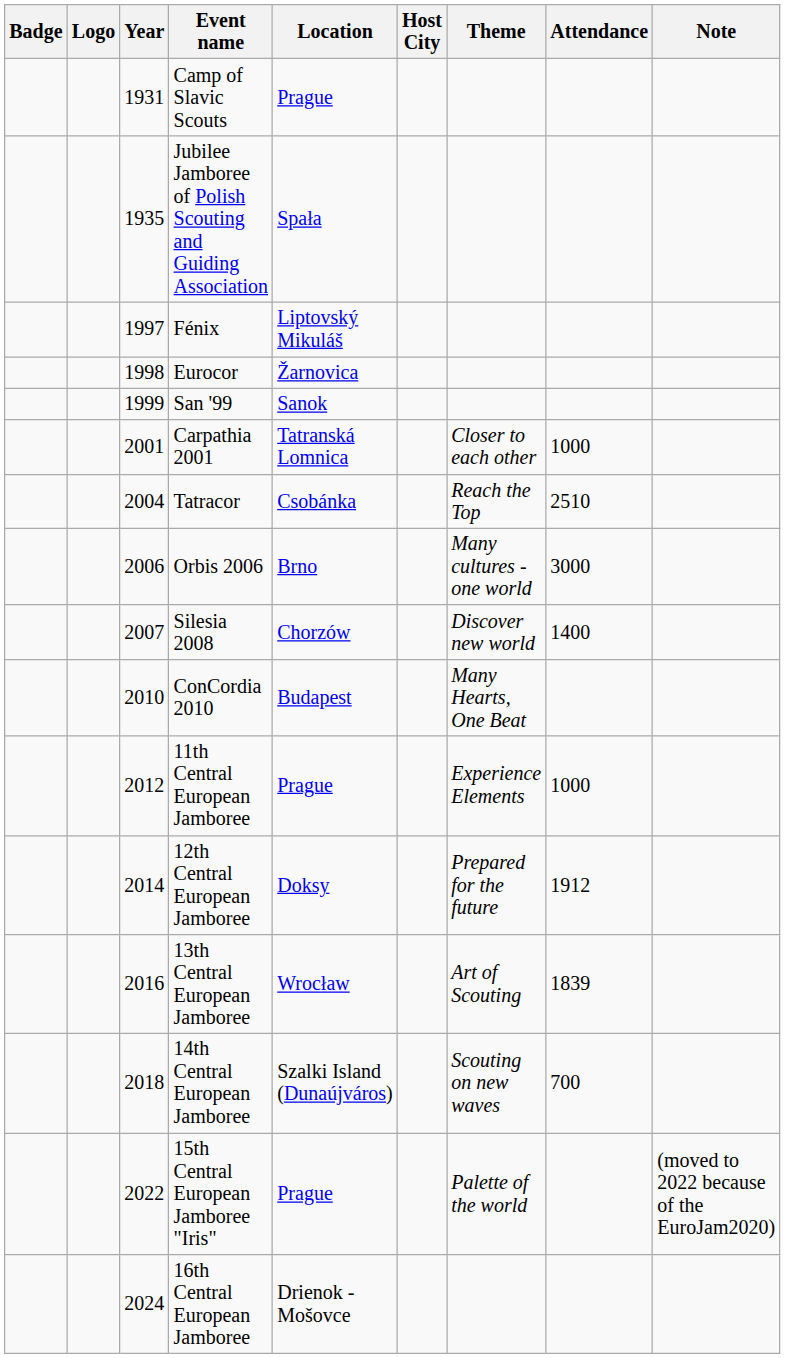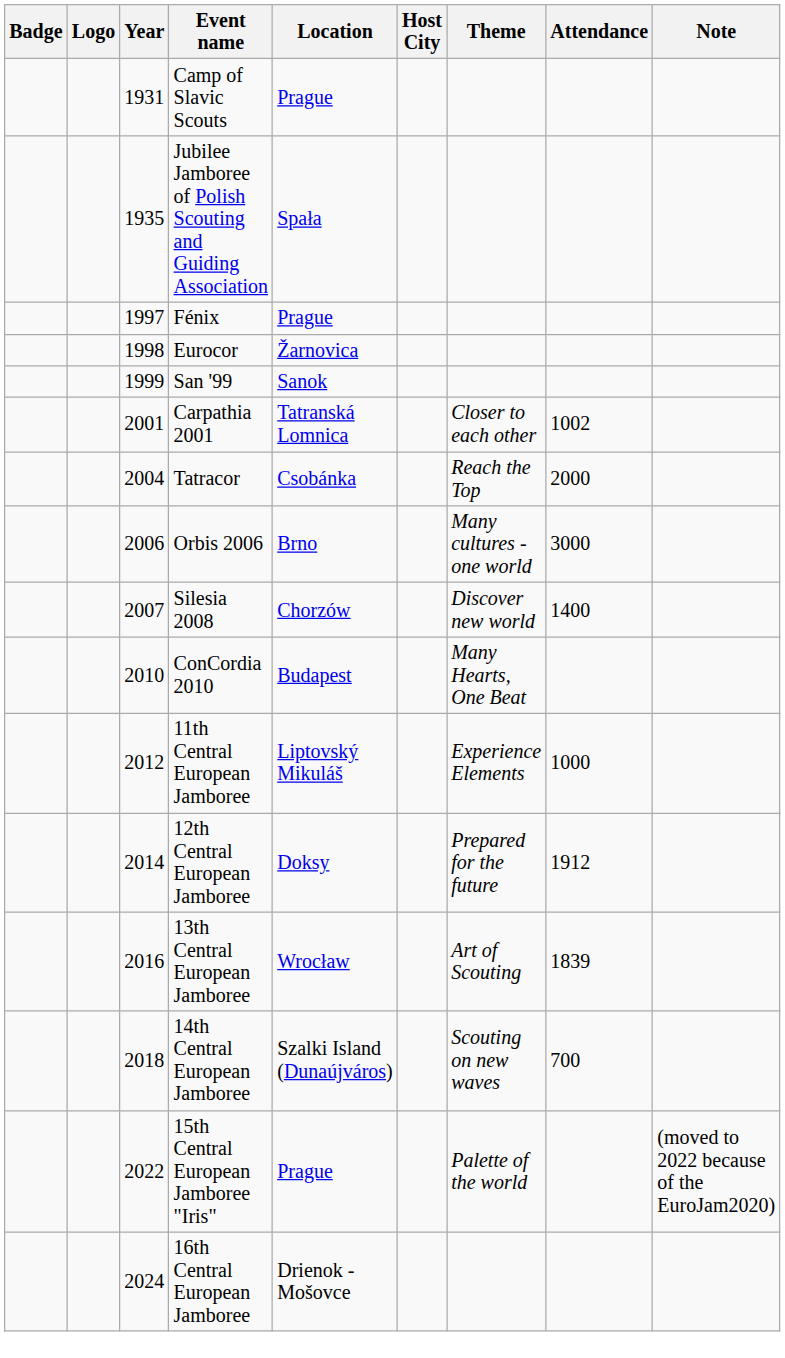(318, 329) Liptovský Mikuláš -> (305, 318) Prague
(570, 446) 1000 -> (570, 424) 1002
(570, 501) 2510 -> (570, 478) 2000
(305, 785) Prague -> (318, 763) Liptovský Mikuláš
